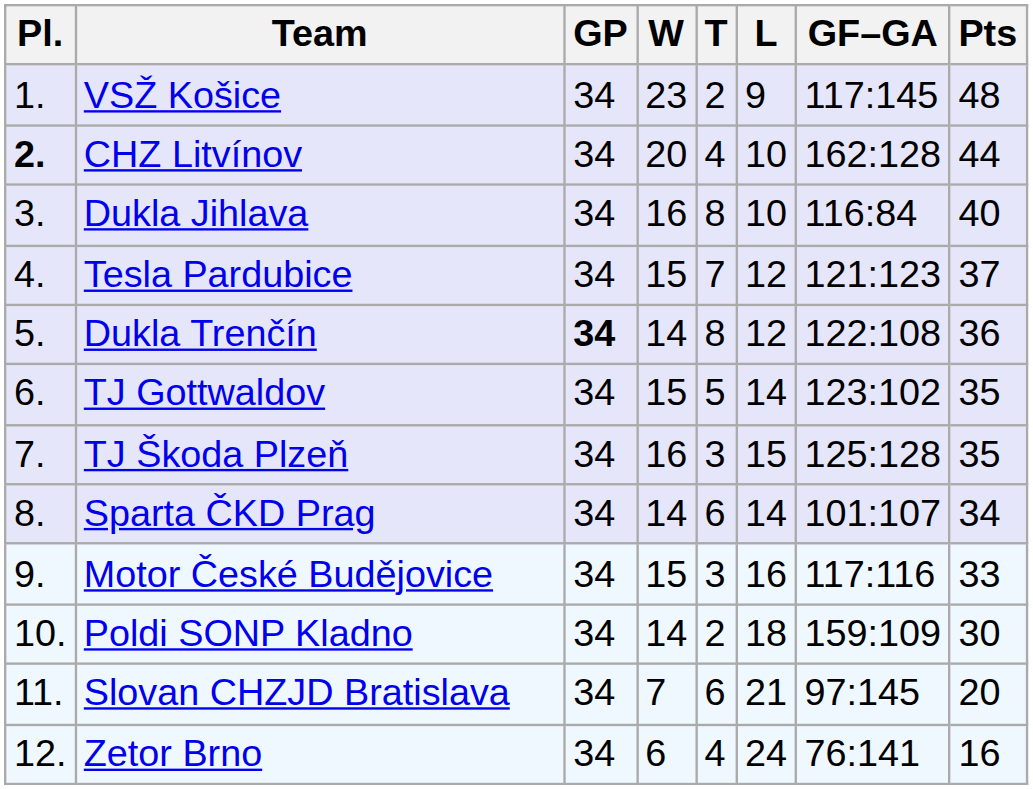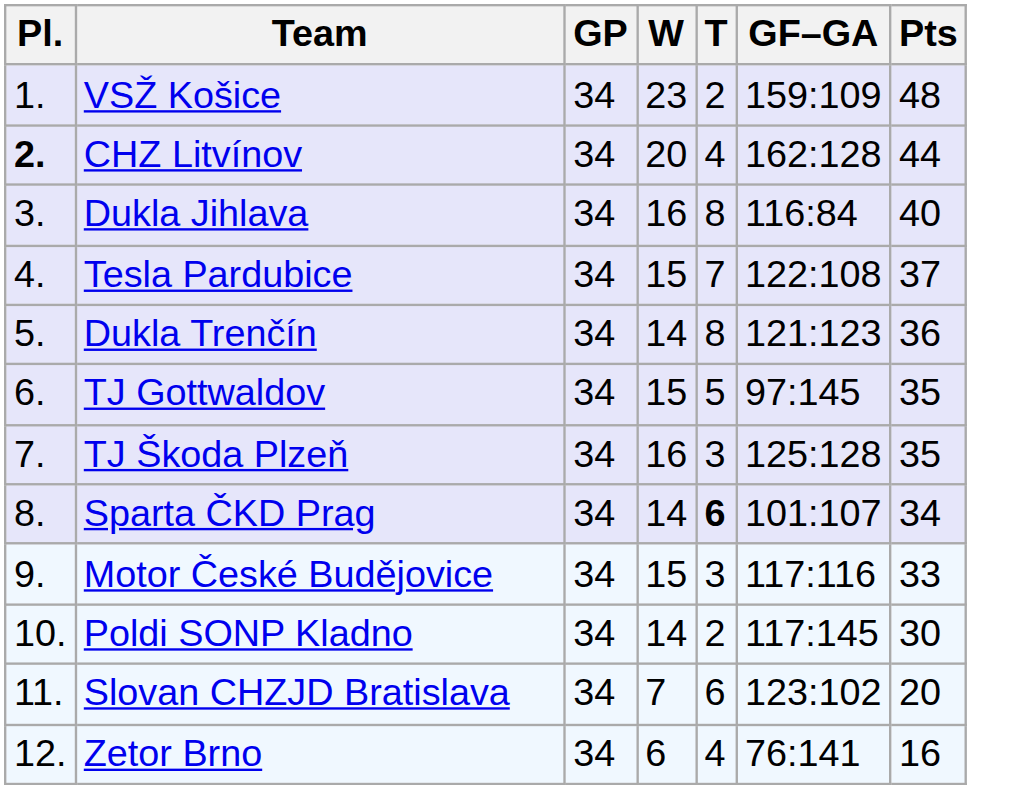- column: (766, 34)
(871, 94) 117:145 -> (813, 94) 159:109
(873, 273) 121:123 -> (813, 273) 122:108
(594, 333) bold -> (594, 333) normal
(873, 333) 122:108 -> (813, 333) 121:123
(873, 393) 123:102 -> (803, 393) 97:145
(715, 513) normal -> (715, 513) bold
(873, 633) 159:109 -> (812, 633) 117:145
(862, 693) 97:145 -> (813, 693) 123:102
